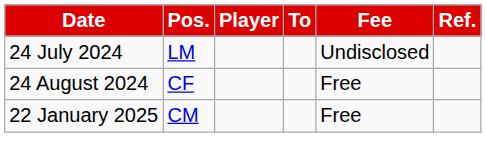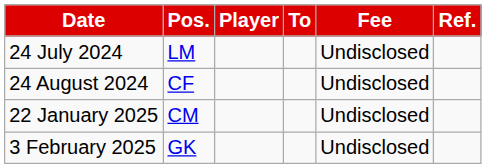(341, 83) Free -> (375, 83) Undisclosed
(341, 115) Free -> (375, 115) Undisclosed
+ row: (83, 147)
